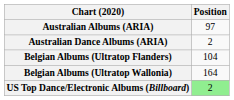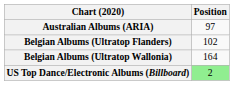- row: (98, 42)
(210, 57) 104 -> (210, 42) 102
